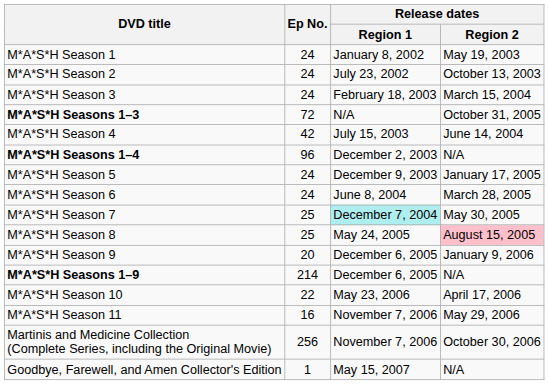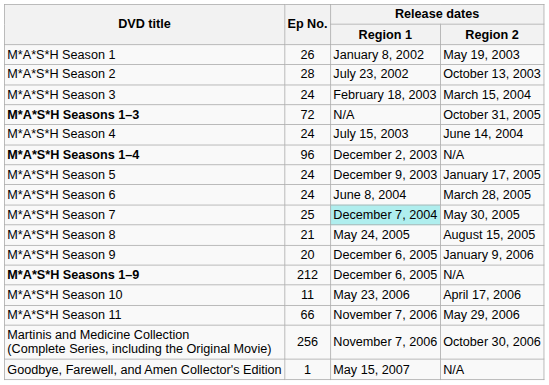(307, 54) 24 -> (307, 54) 26
(307, 74) 24 -> (307, 74) 28
(307, 134) 42 -> (307, 134) 24
(307, 235) 25 -> (307, 235) 21
(489, 235) pink background -> (489, 235) no background
(307, 275) 214 -> (307, 275) 212
(307, 295) 22 -> (307, 295) 11
(307, 315) 16 -> (307, 315) 66
